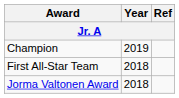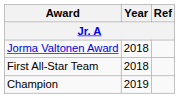rows swapped: (63, 84) <-> (32, 48)
